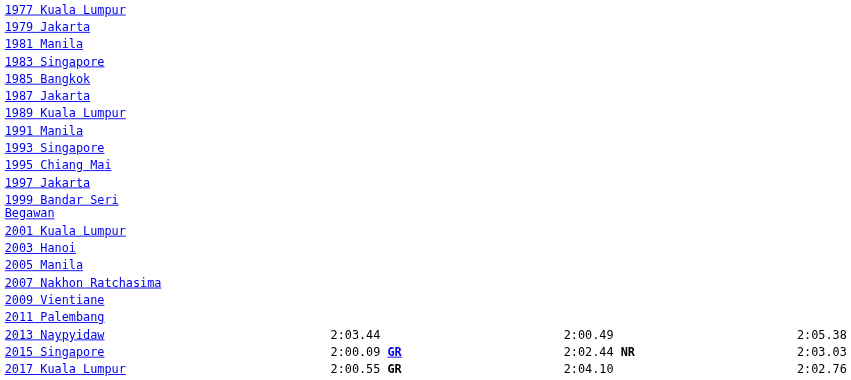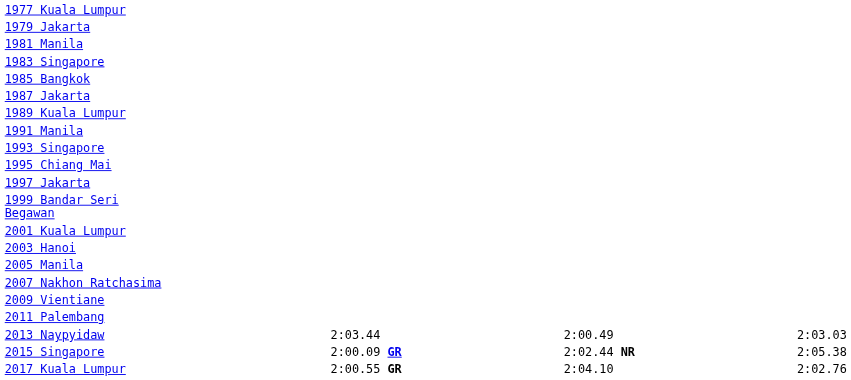(822, 334) 2:05.38 -> (822, 334) 2:03.03
(822, 352) 2:03.03 -> (822, 352) 2:05.38
